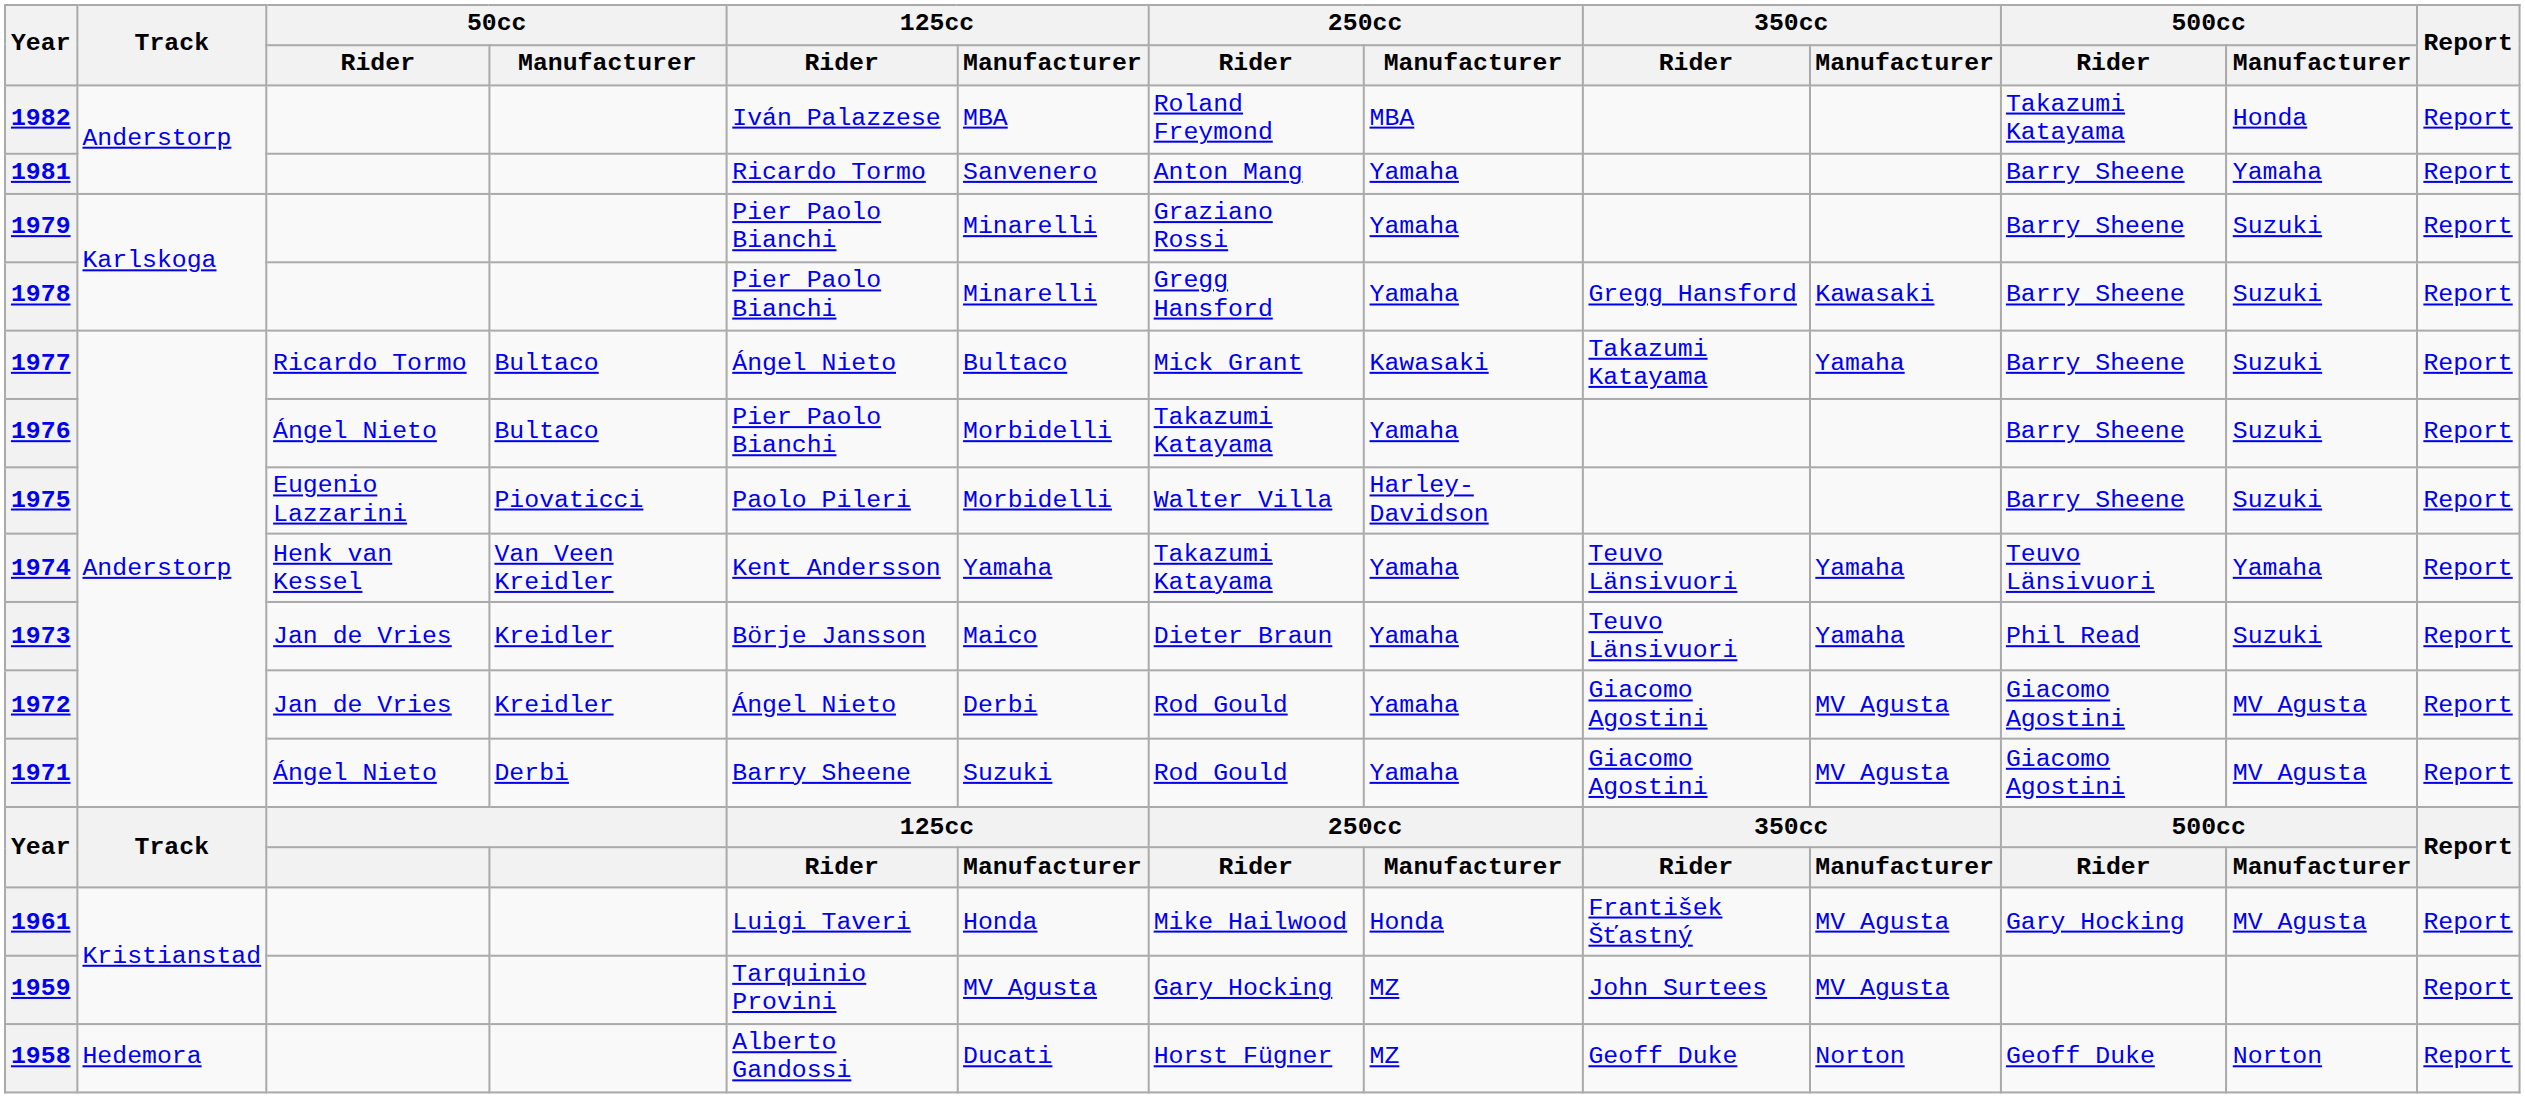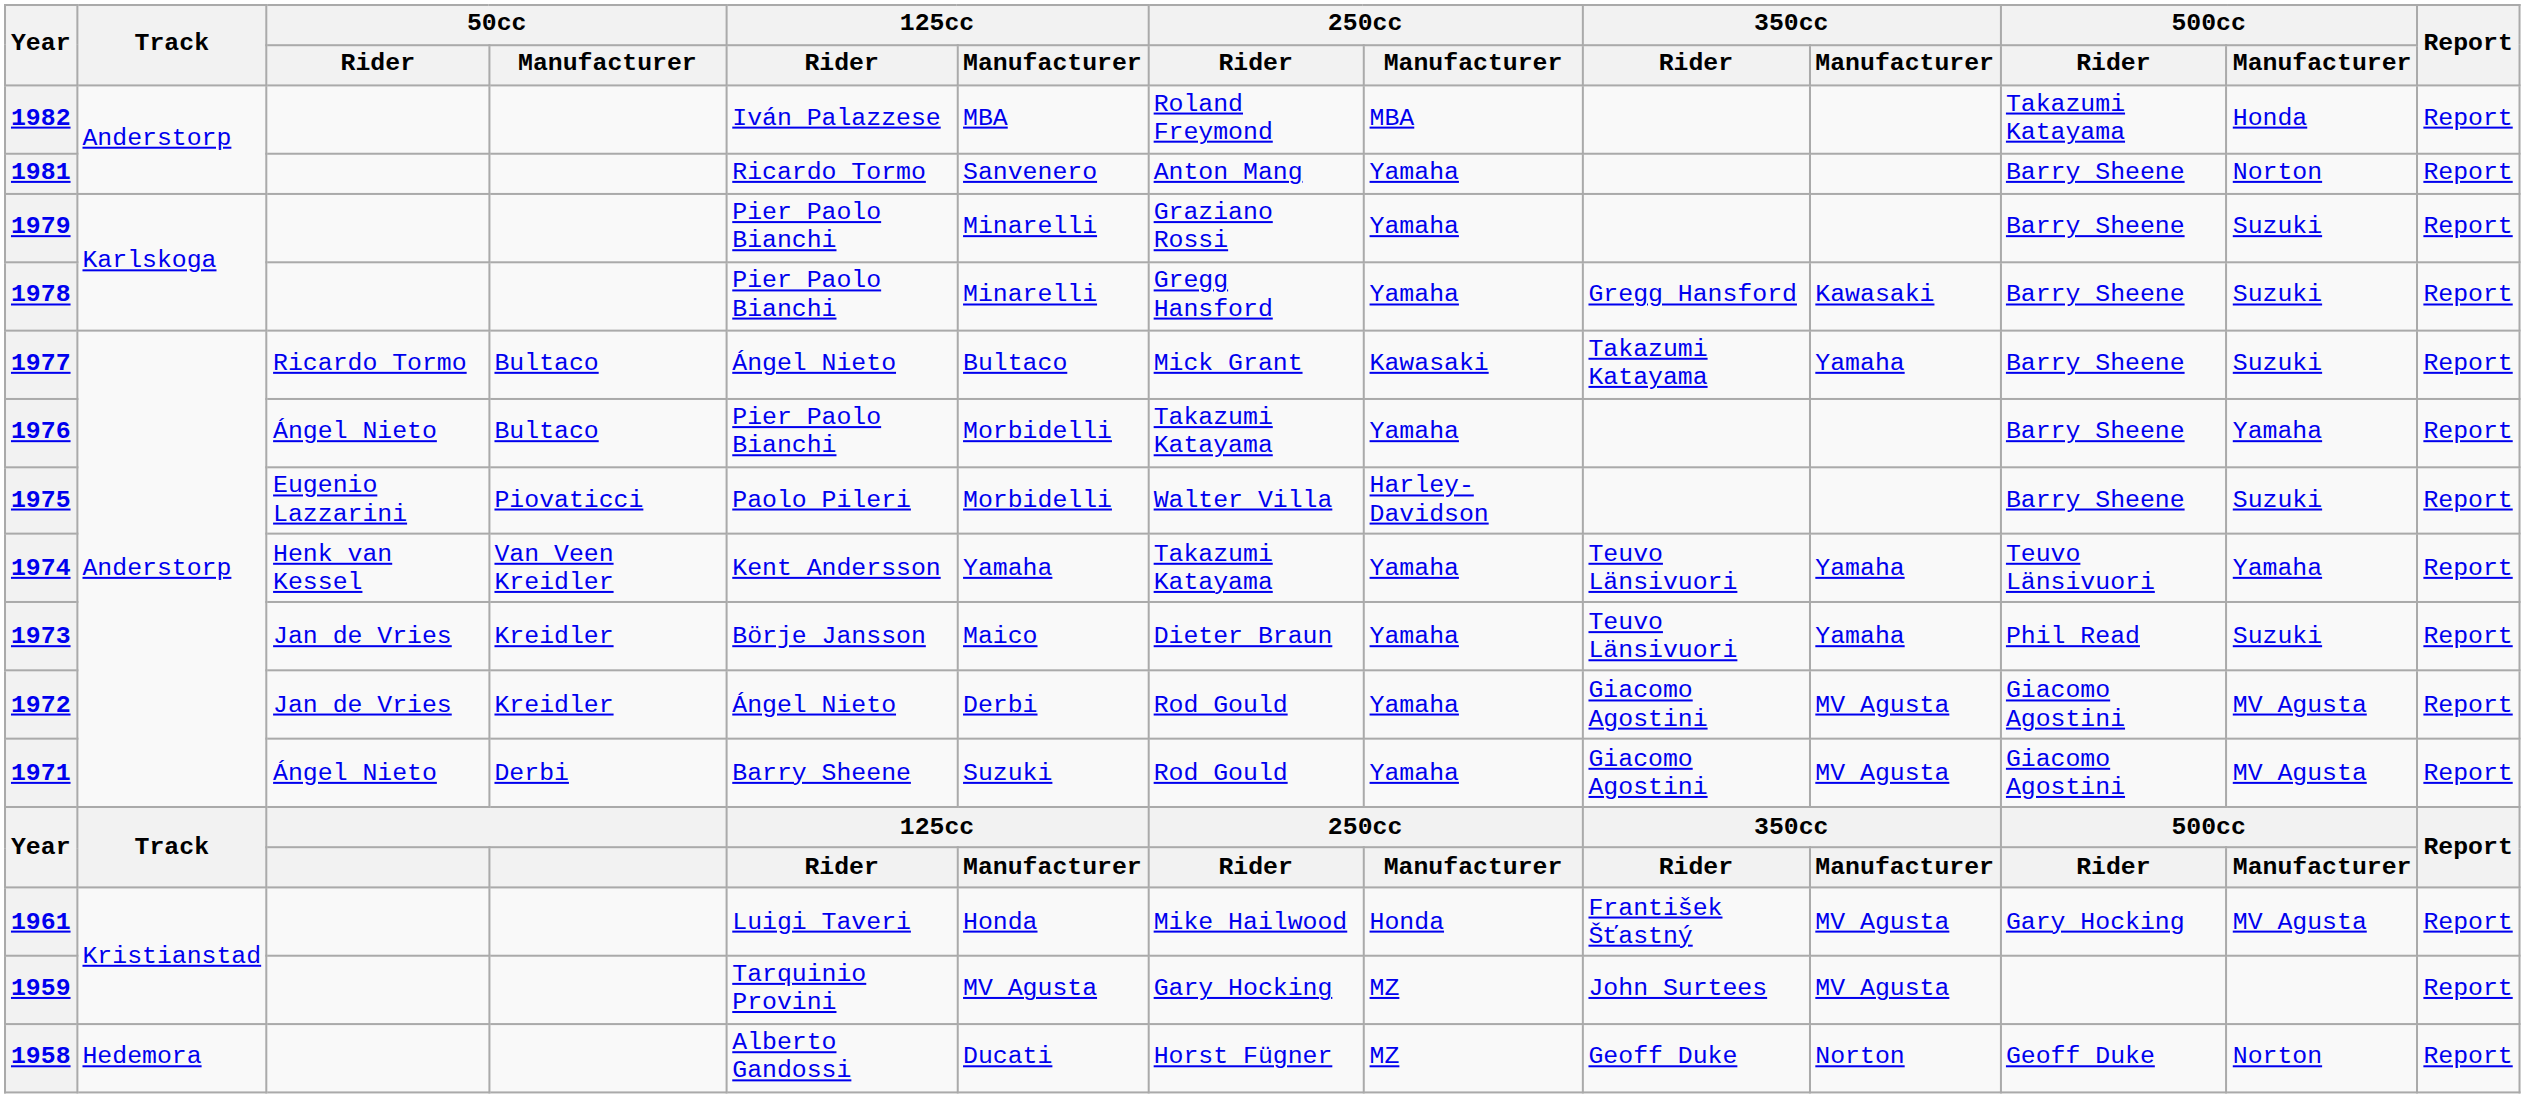(2277, 174) Yamaha -> (2277, 174) Norton
(2277, 433) Suzuki -> (2277, 433) Yamaha
